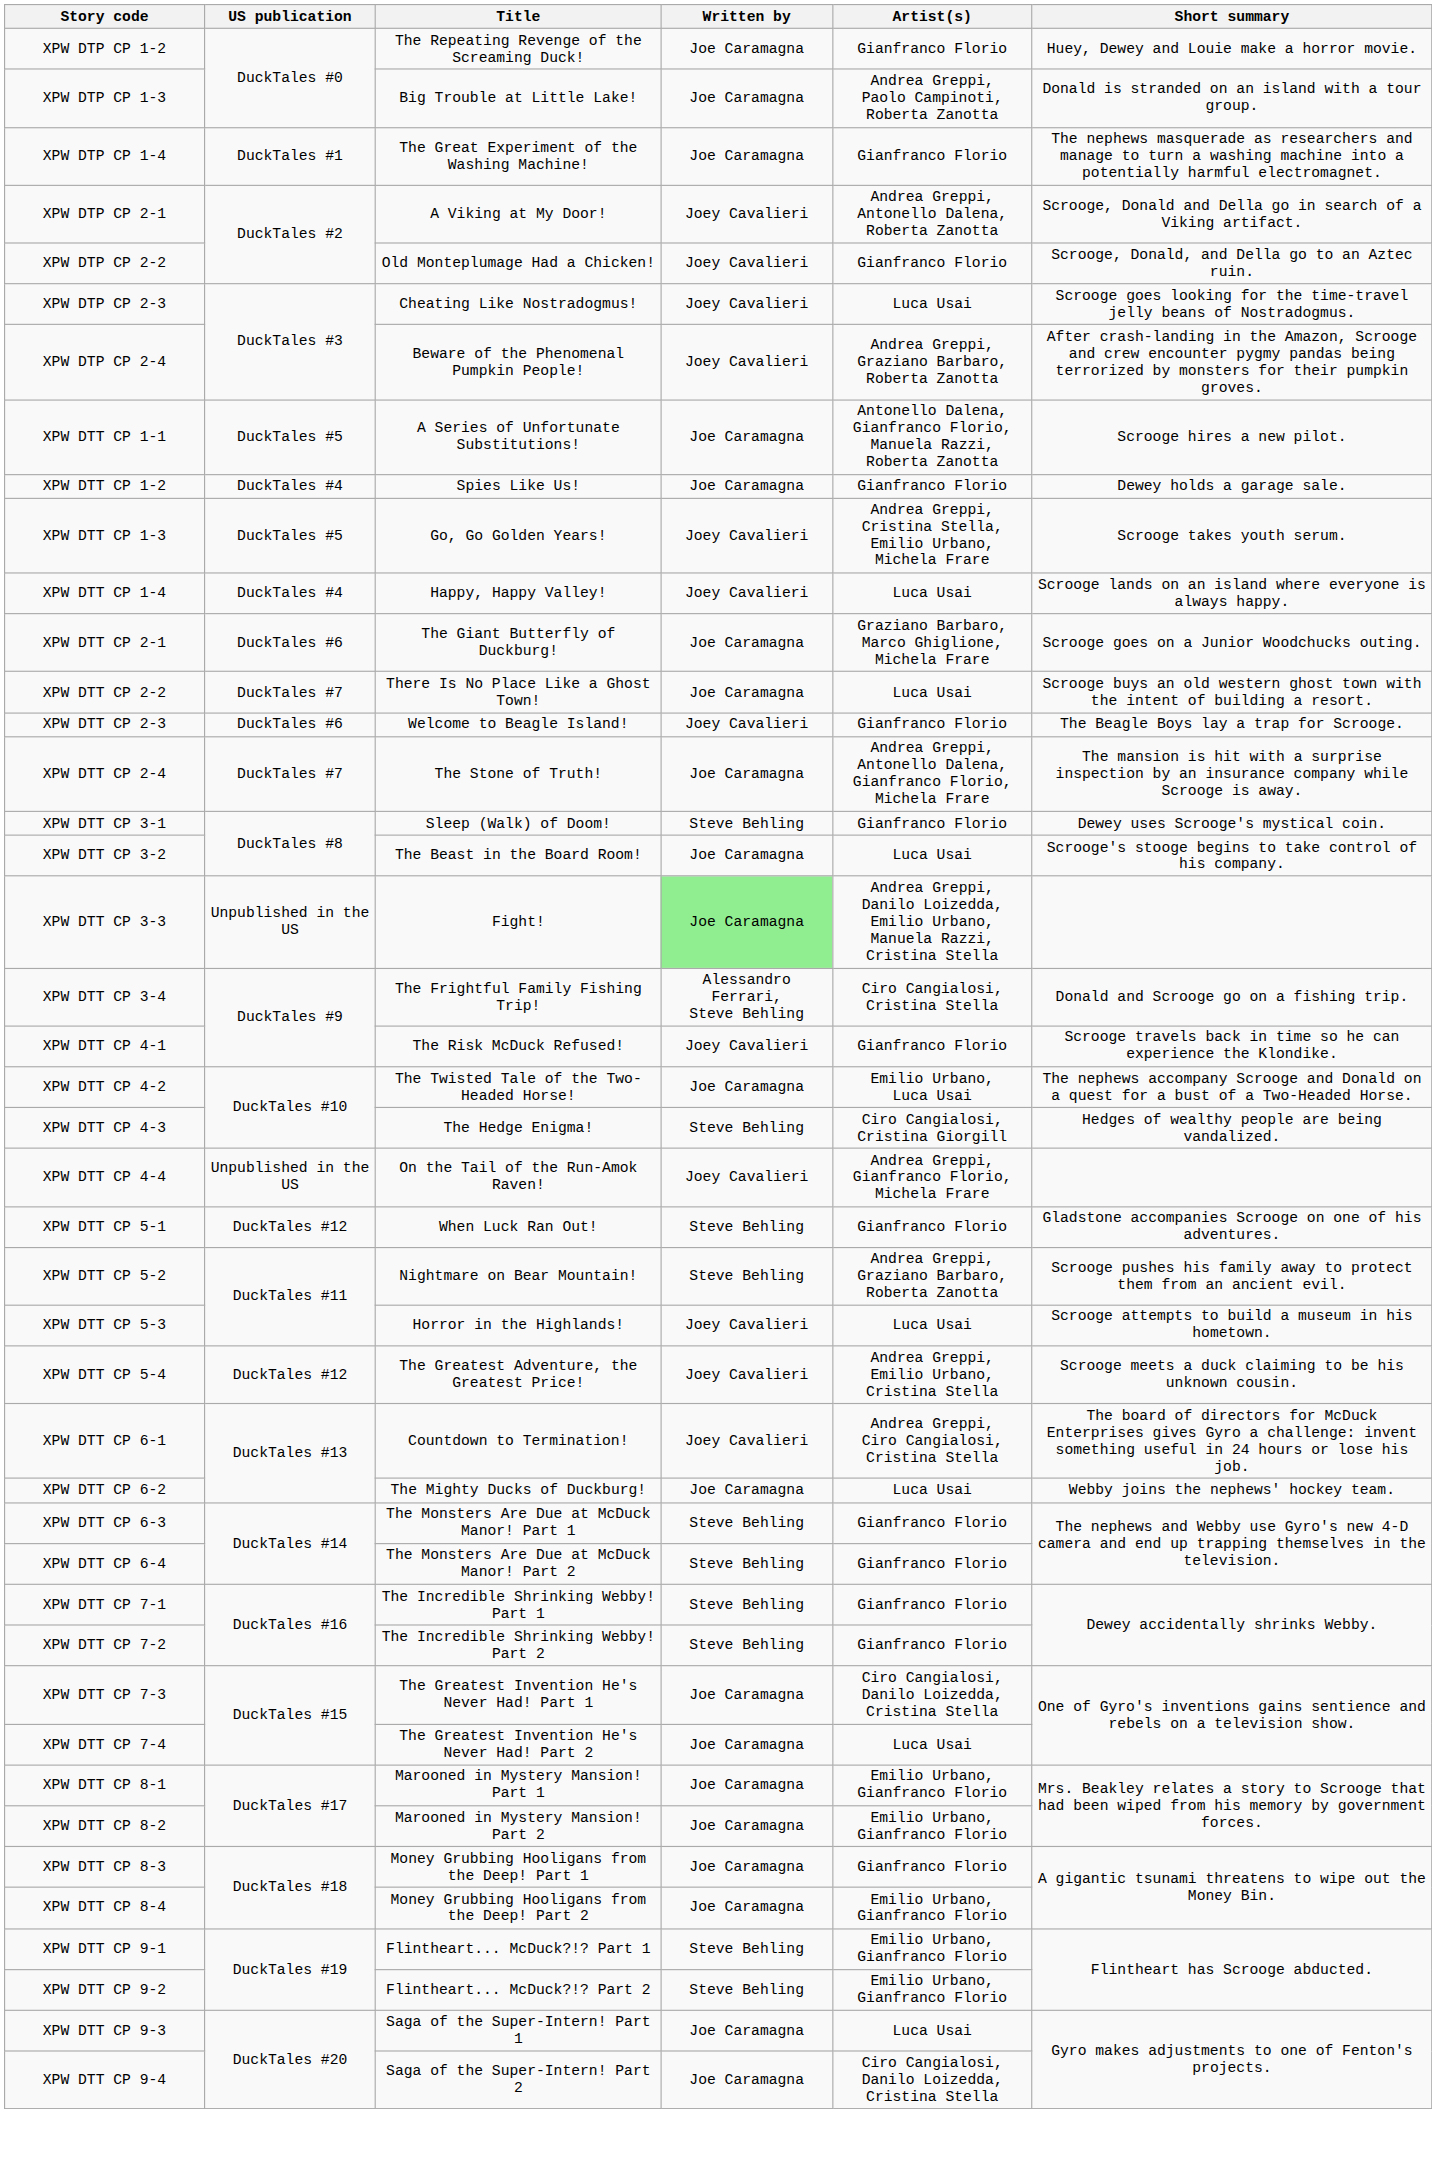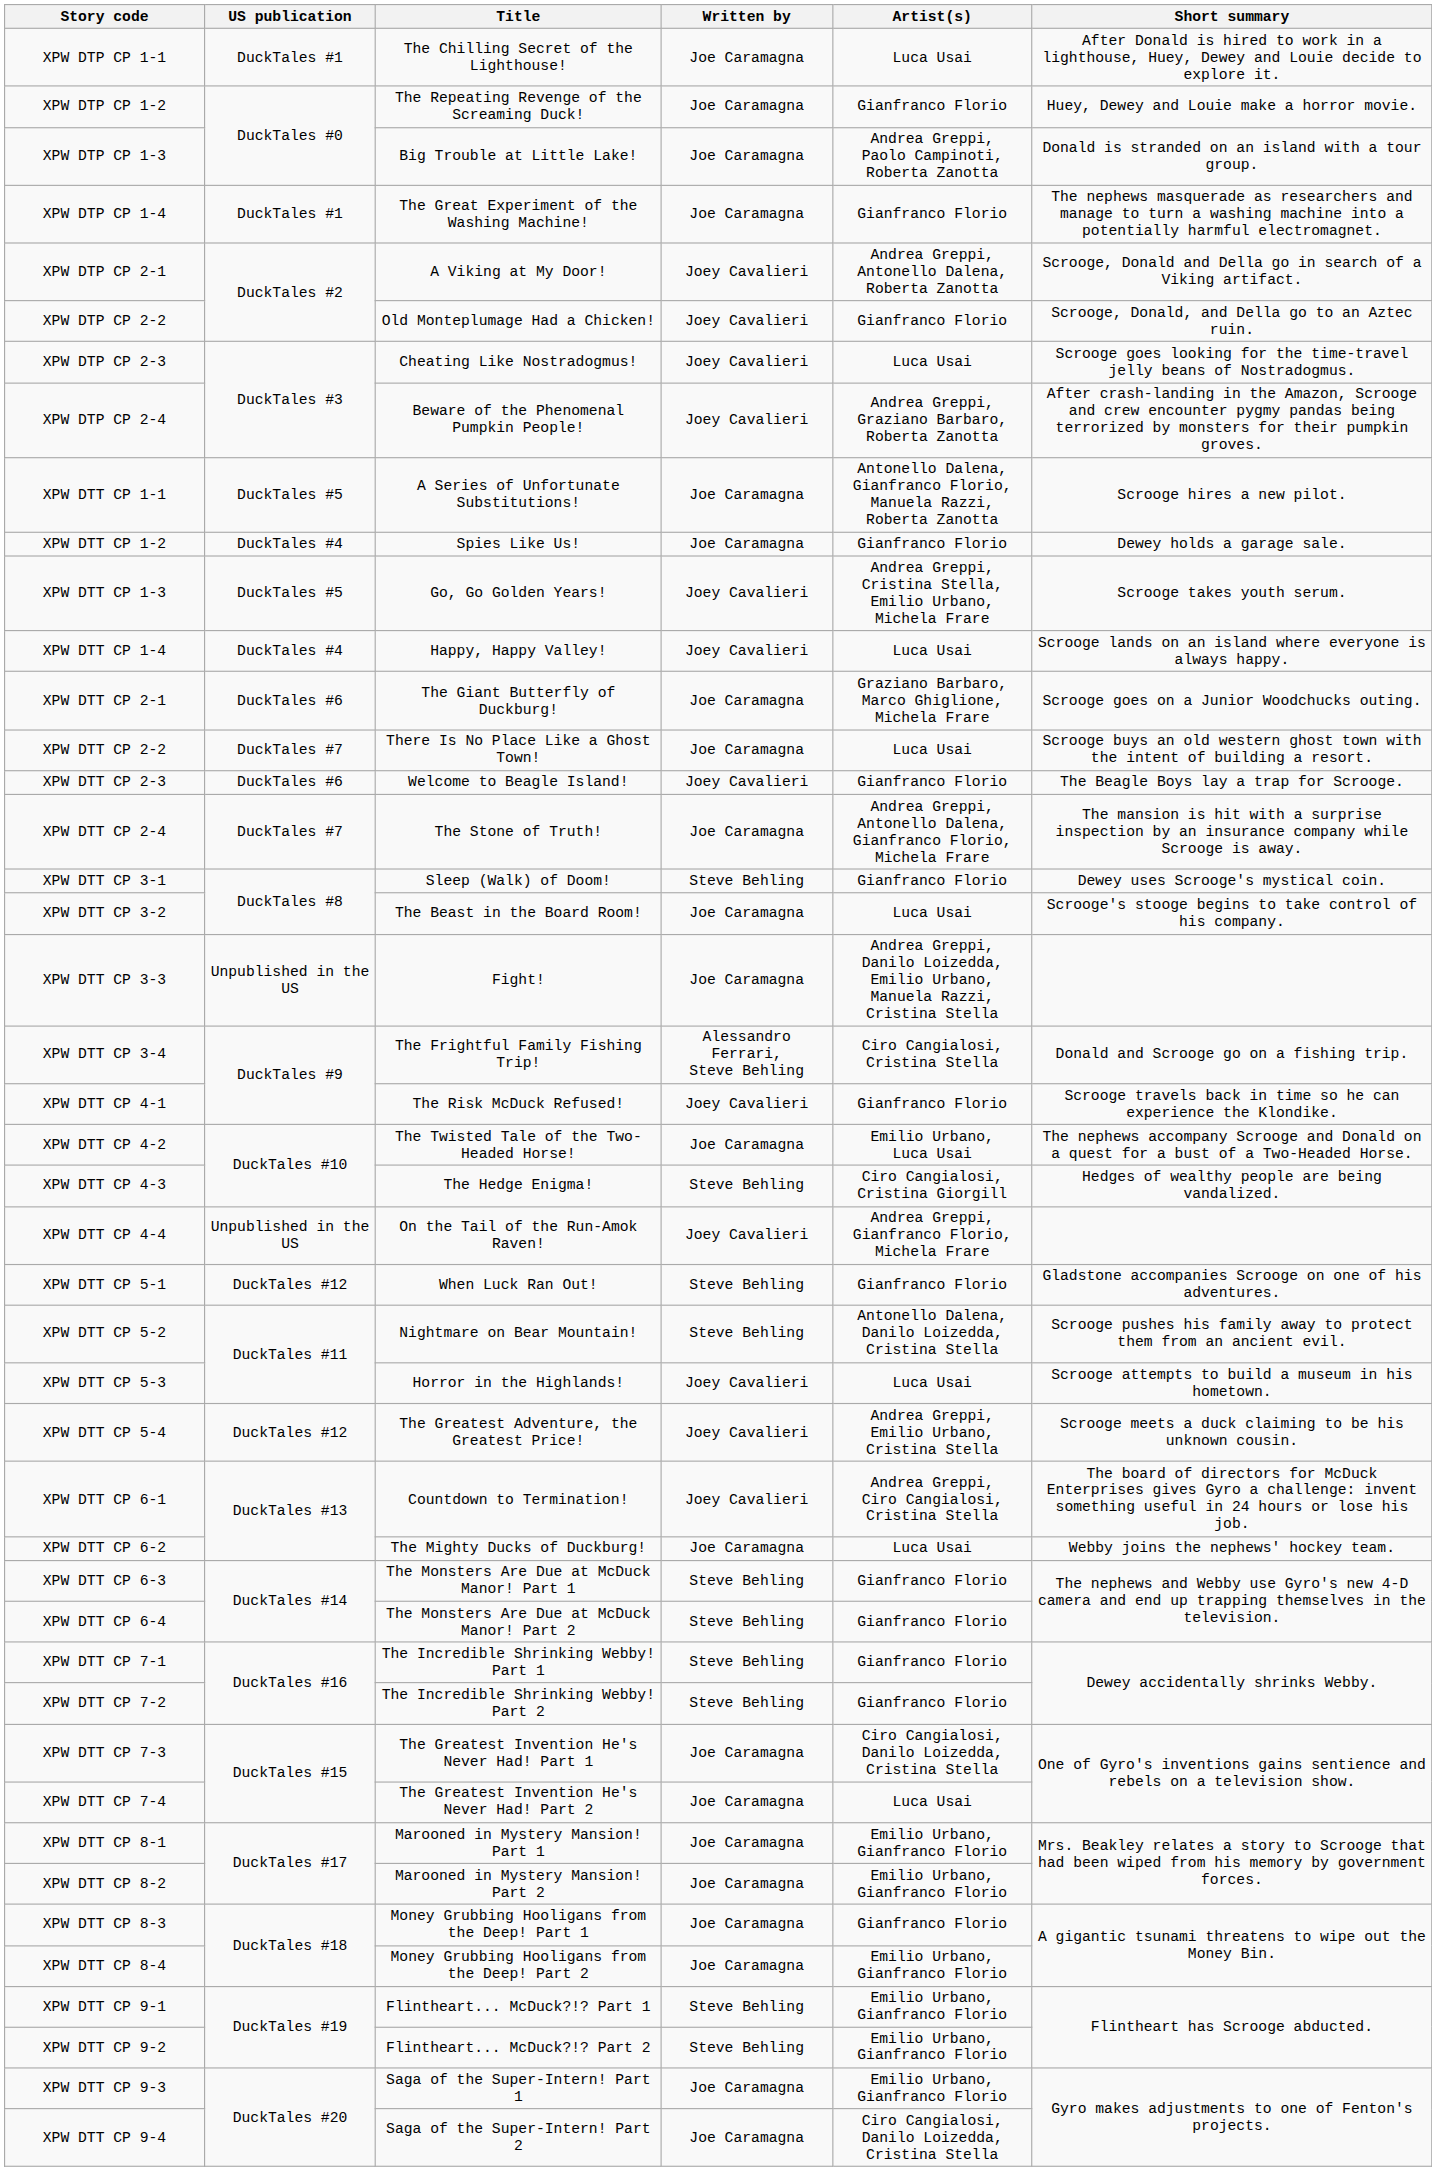+ row: (104, 57)
(747, 922) lightgreen background -> (747, 980) no background
(932, 1276) Andrea Greppi, Graziano Barbaro, Roberta Zanotta -> (932, 1334) Antonello Dalena, Danilo Loizedda, Cristina Stella
(932, 2031) Luca Usai -> (932, 2088) Emilio Urbano, Gianfranco Florio
